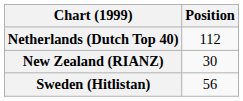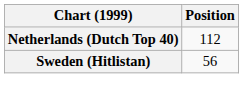- row: (93, 61)
